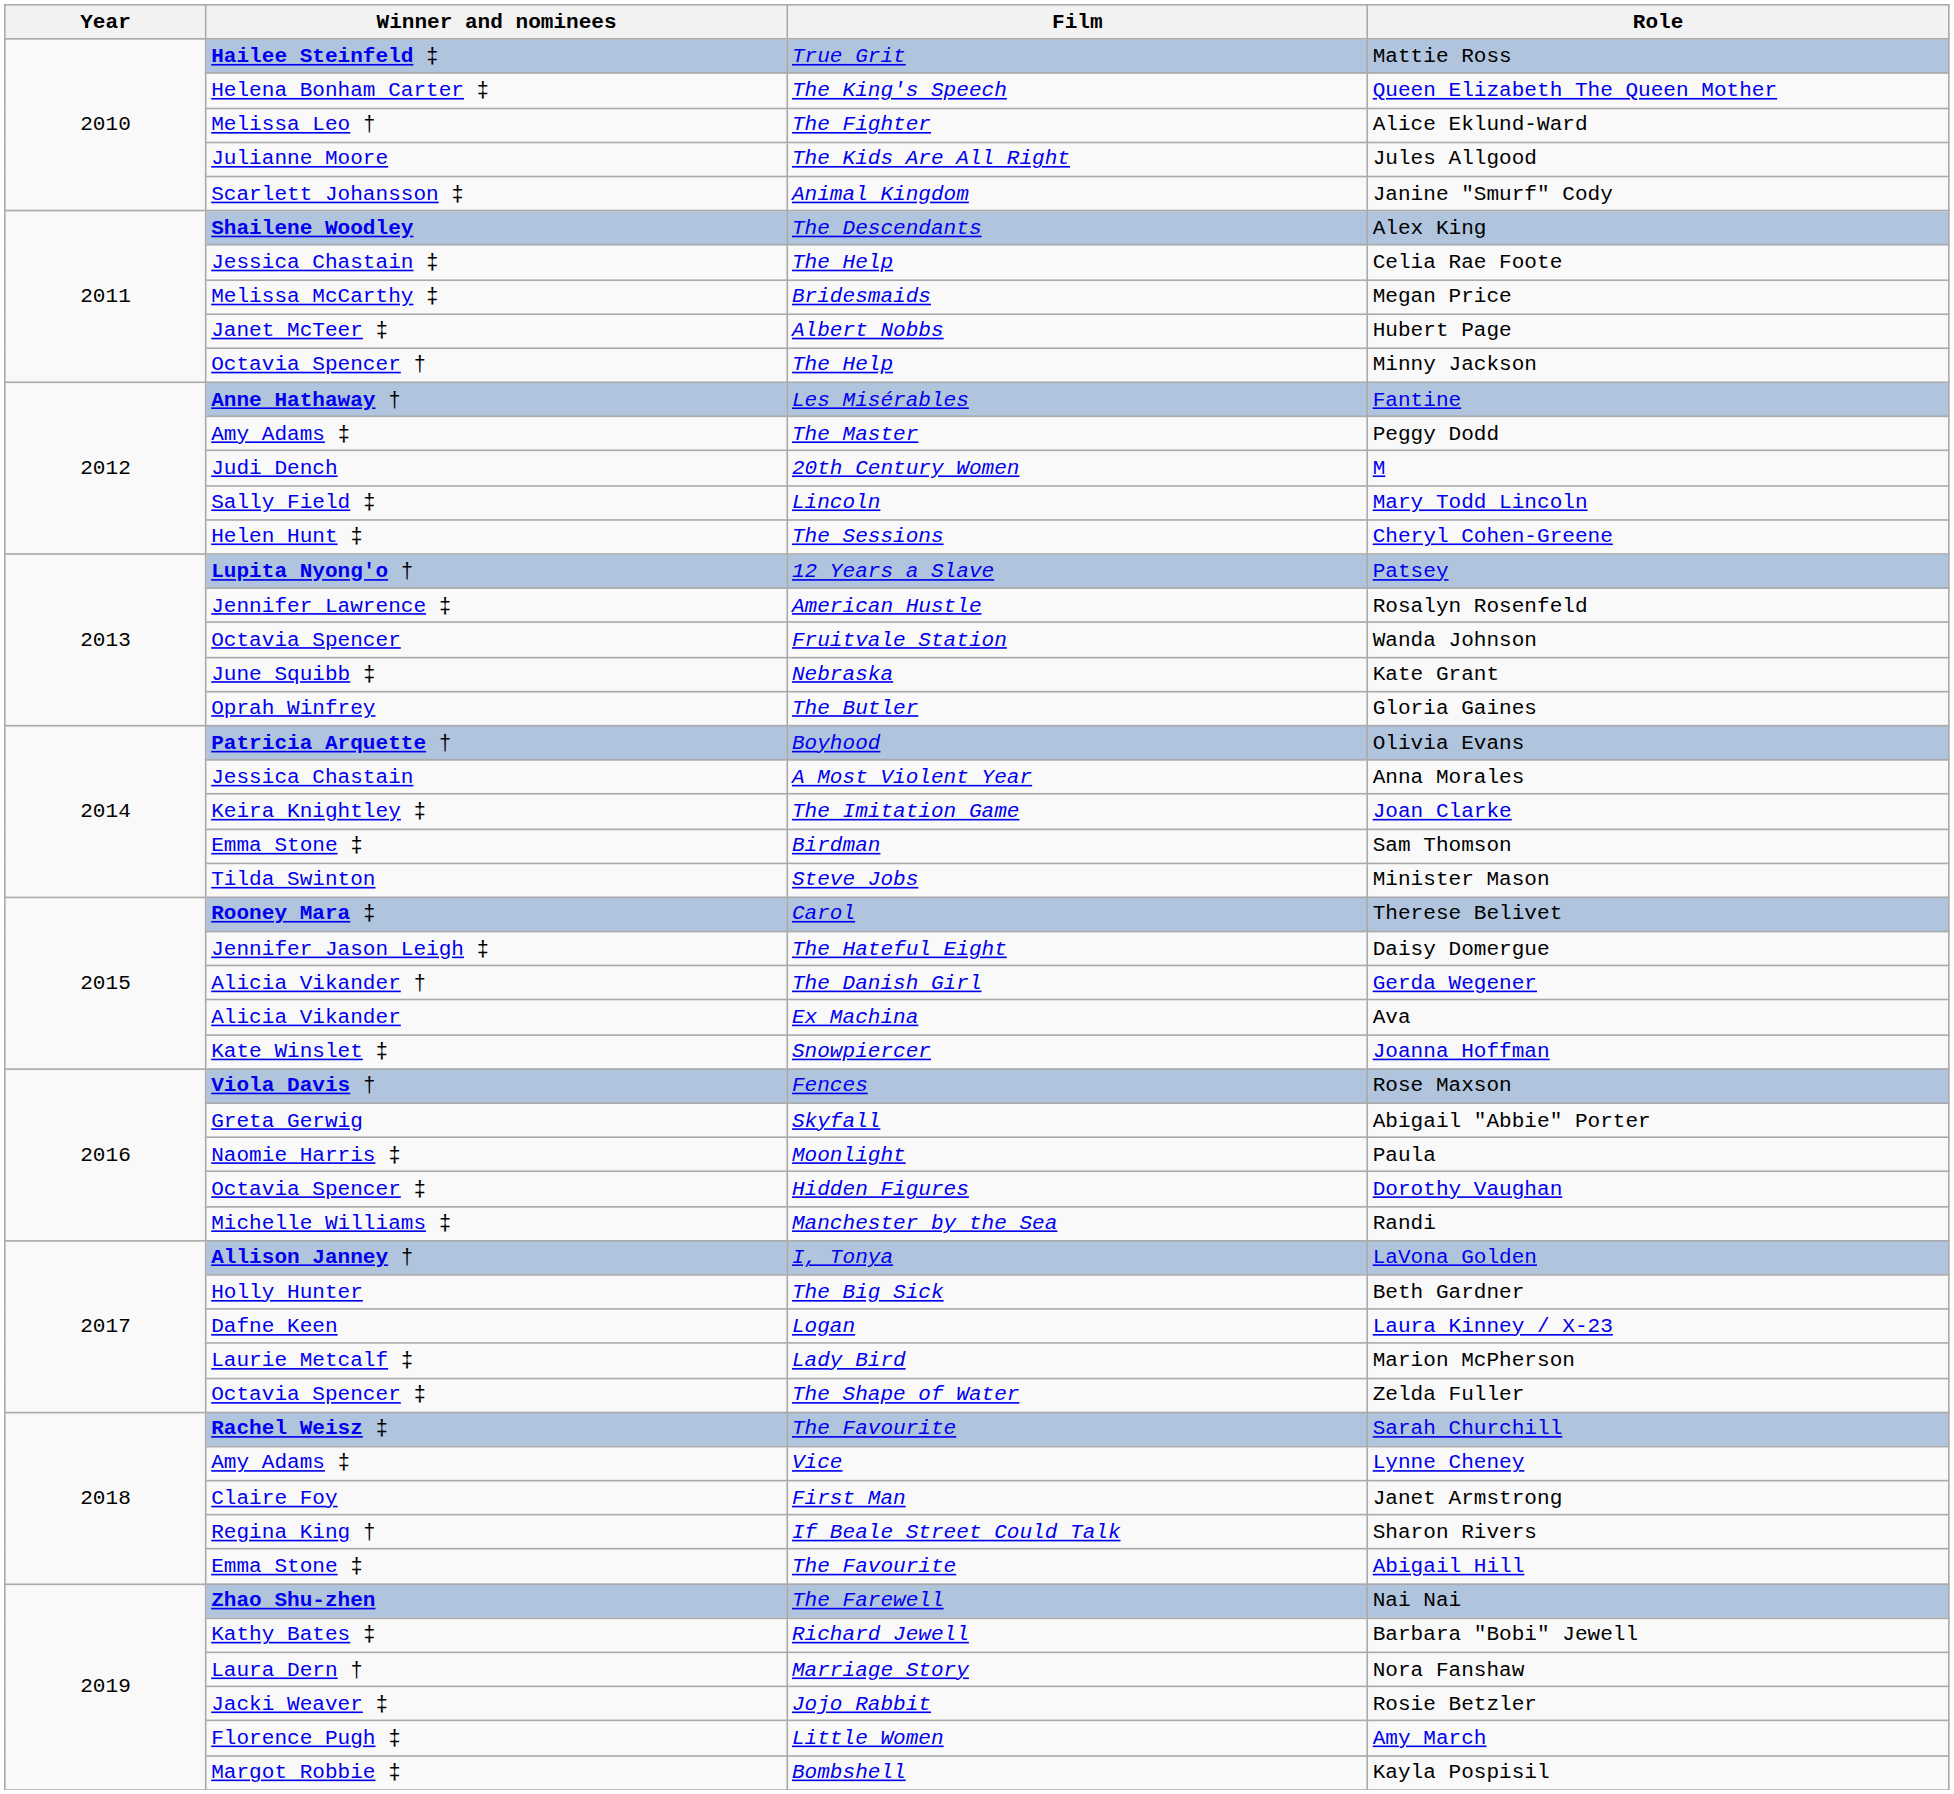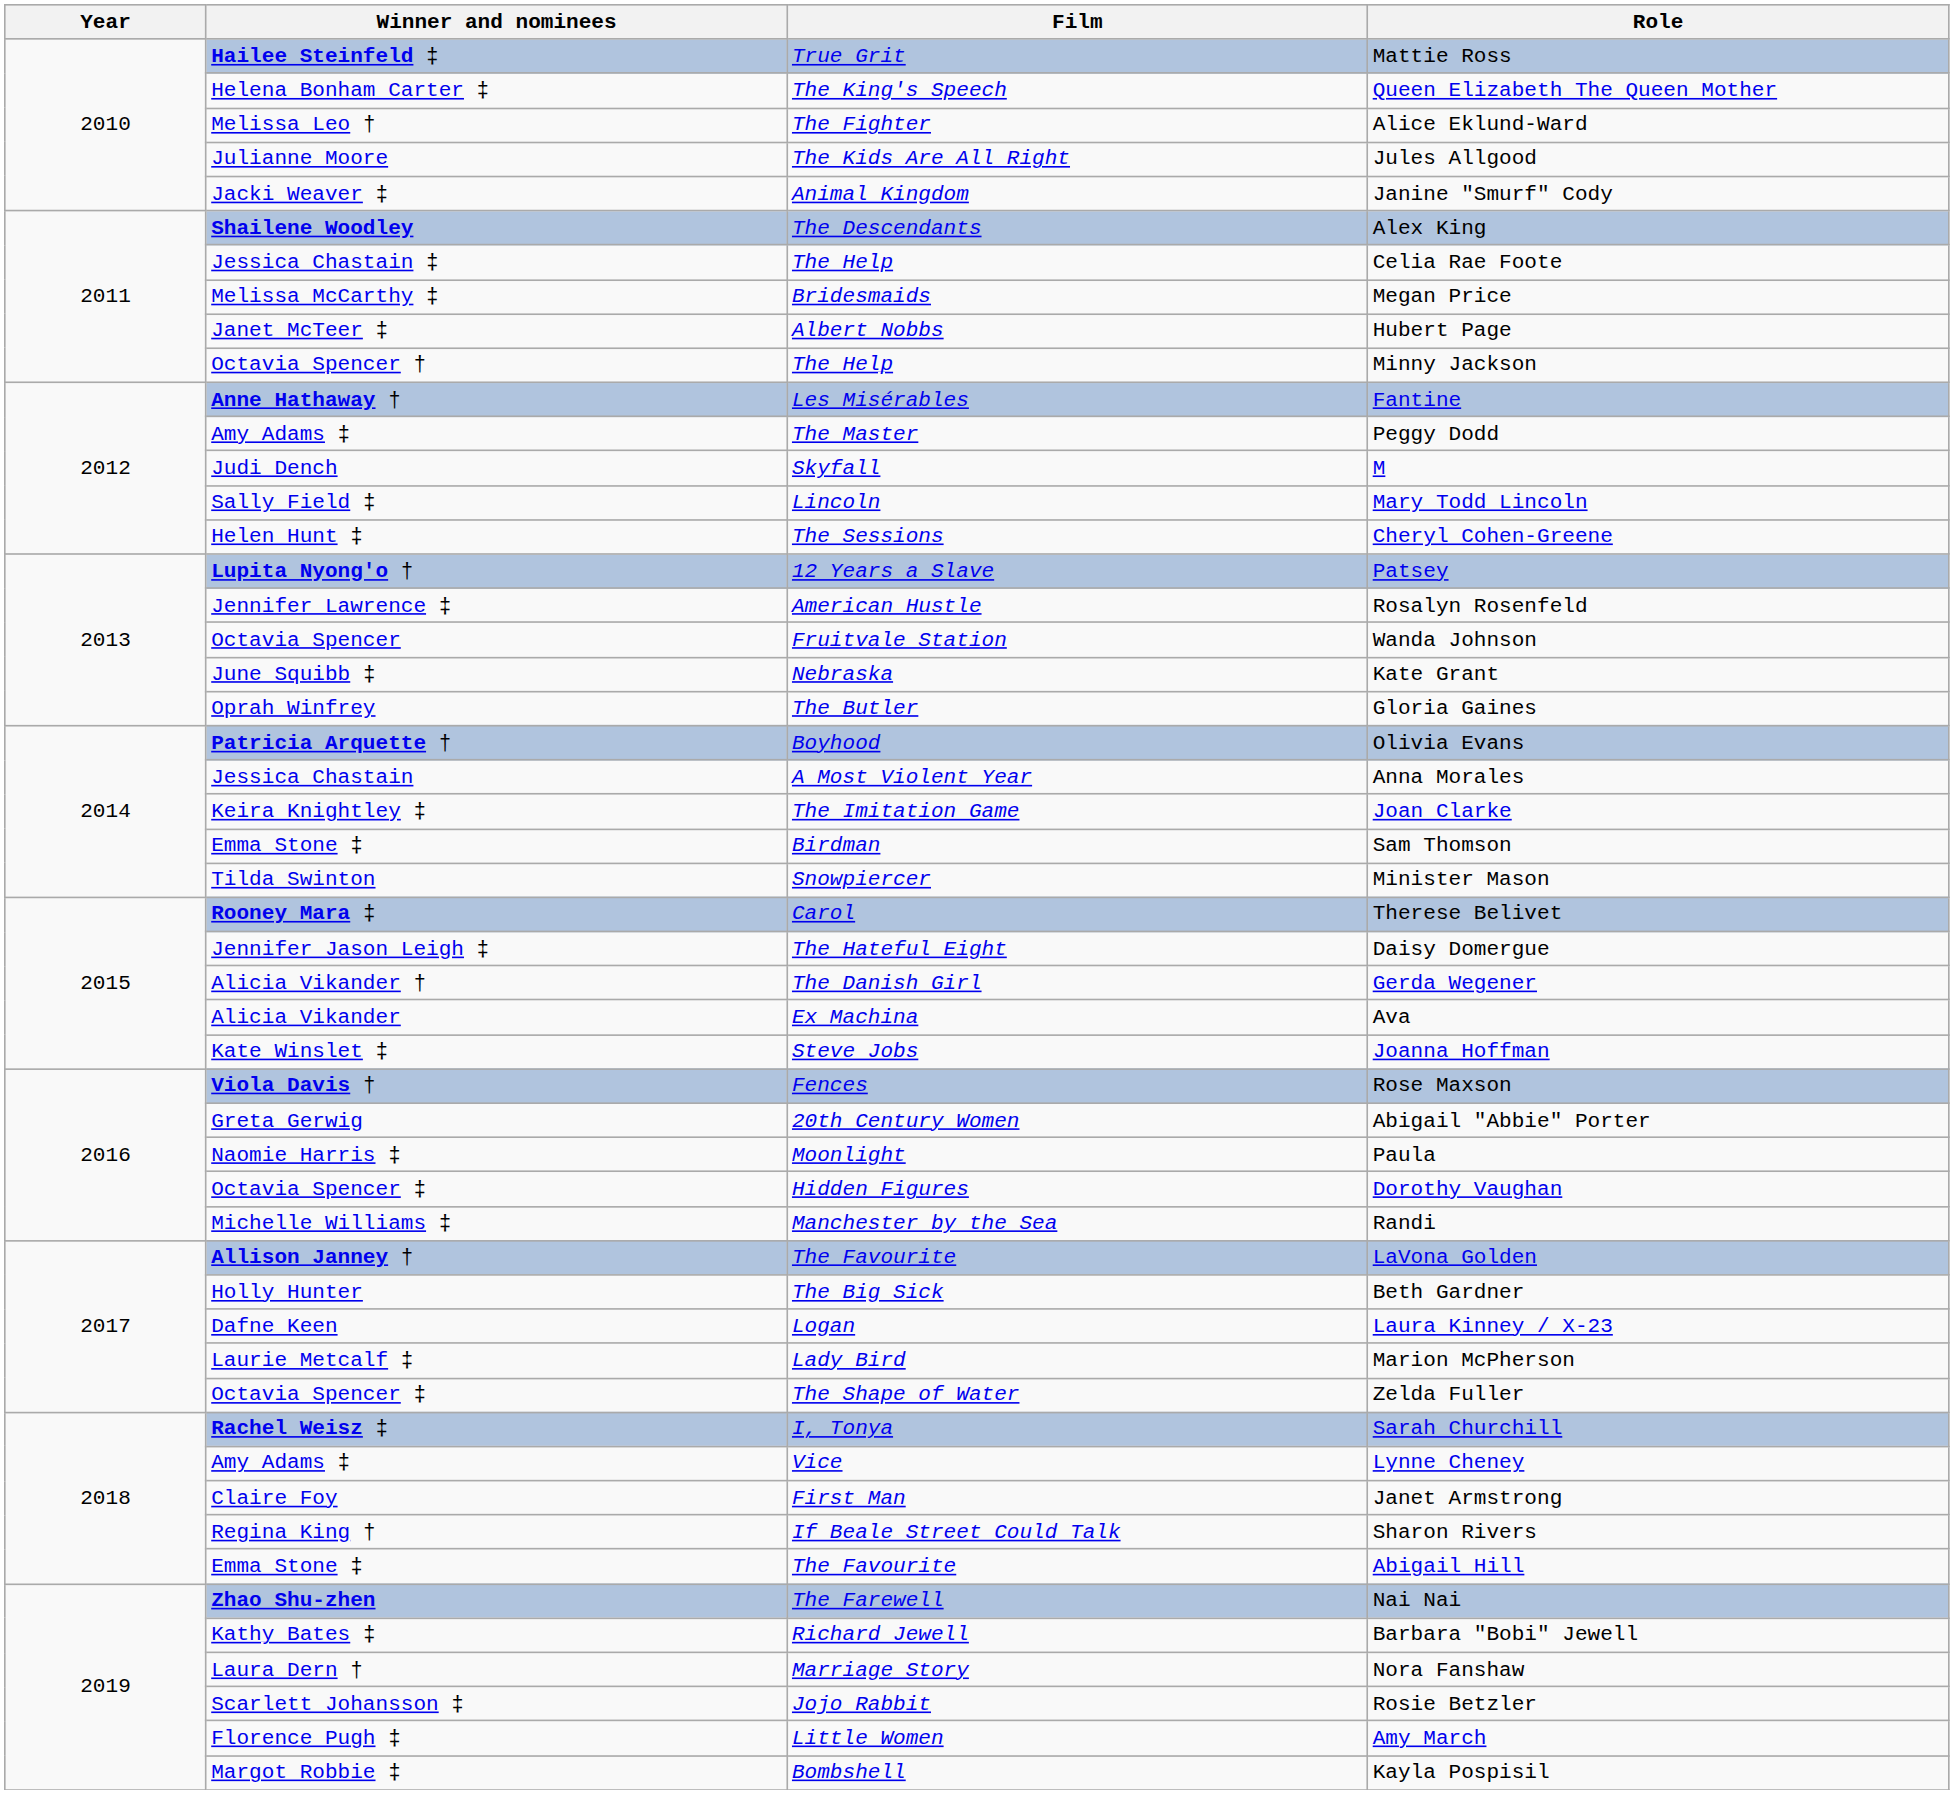(338, 194) Scarlett Johansson ‡ -> (300, 194) Jacki Weaver ‡
(906, 468) 20th Century Women -> (836, 468) Skyfall
(855, 880) Steve Jobs -> (861, 880) Snowpiercer
(861, 1052) Snowpiercer -> (855, 1052) Steve Jobs
(836, 1120) Skyfall -> (906, 1120) 20th Century Women
(843, 1258) I, Tonya -> (874, 1258) The Favourite
(874, 1429) The Favourite -> (843, 1429) I, Tonya
(300, 1704) Jacki Weaver ‡ -> (338, 1704) Scarlett Johansson ‡
